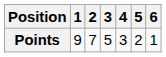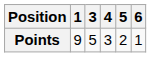- column: (93, 17)
